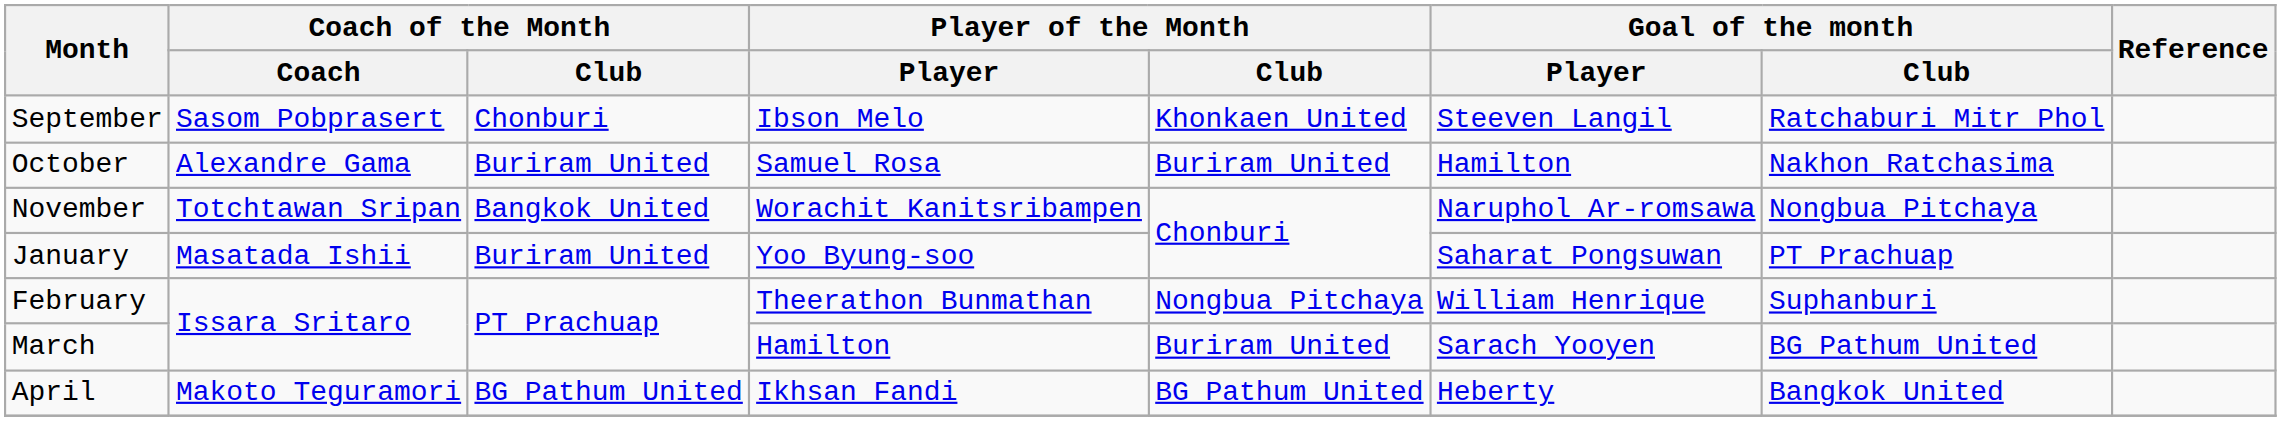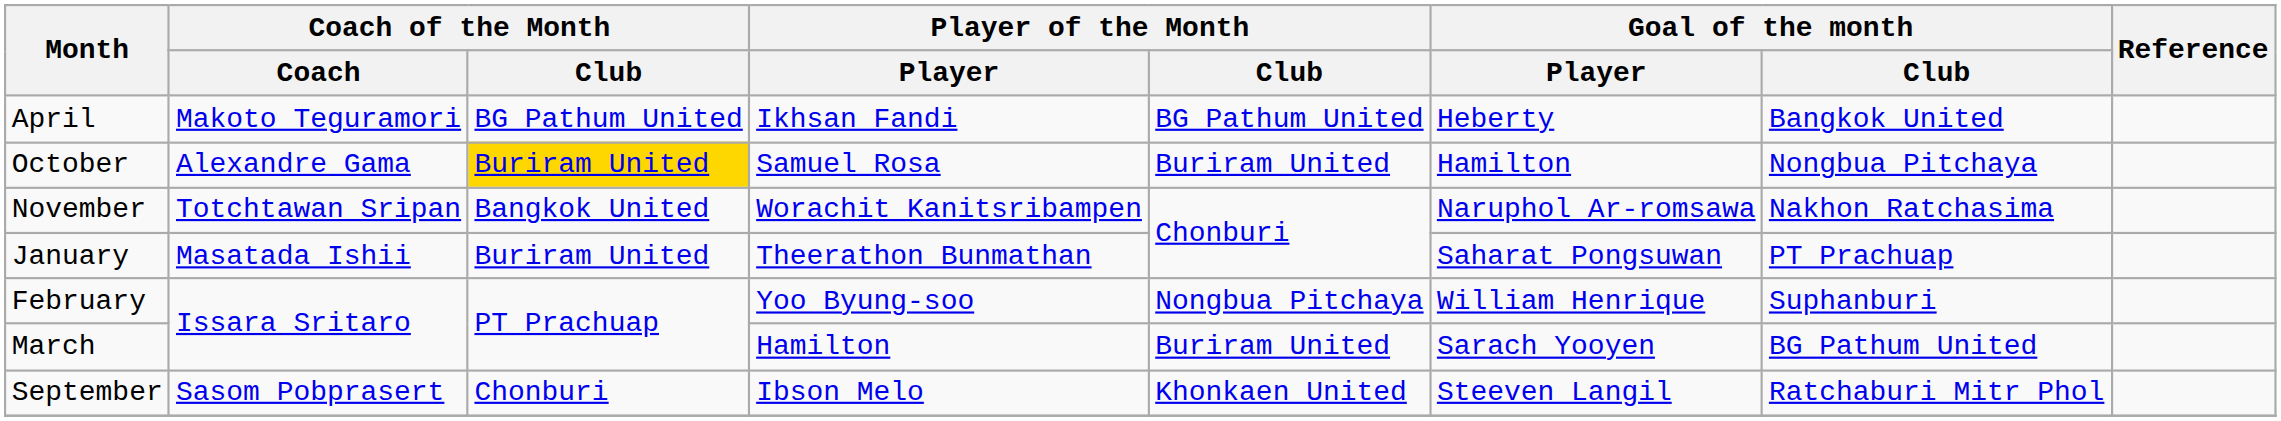rows swapped: (87, 119) <-> (54, 392)
(592, 165) no background -> (592, 165) gold background
(1911, 165) Nakhon Ratchasima -> (1903, 165) Nongbua Pitchaya
(1903, 210) Nongbua Pitchaya -> (1911, 210) Nakhon Ratchasima
(865, 256) Yoo Byung-soo -> (924, 256) Theerathon Bunmathan
(924, 301) Theerathon Bunmathan -> (865, 301) Yoo Byung-soo
